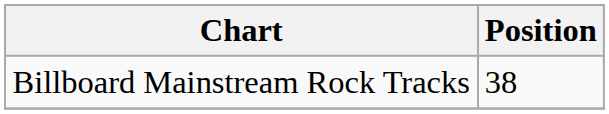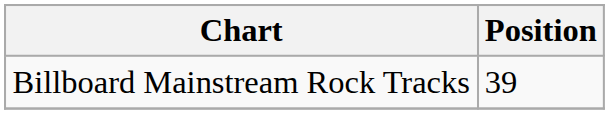(501, 81) 38 -> (501, 81) 39
